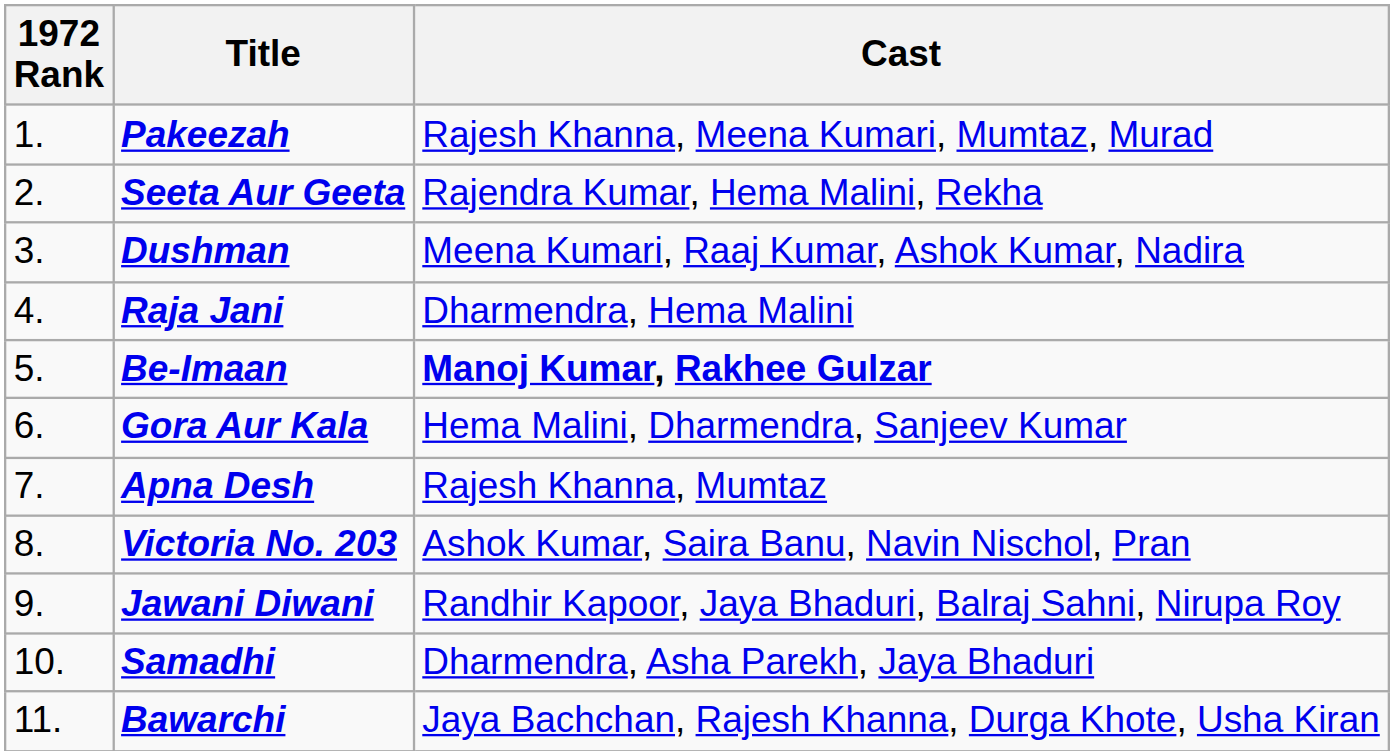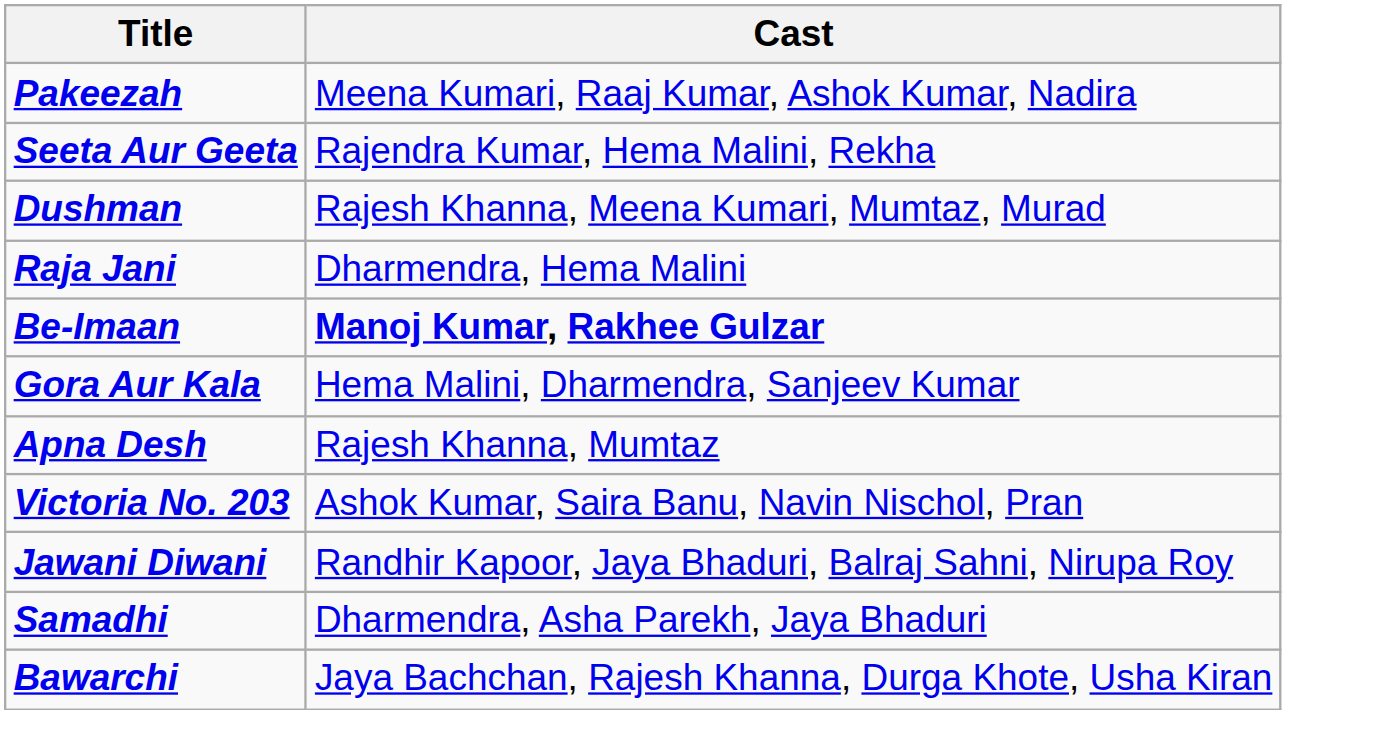- column: (59, 54)
(818, 134) Rajesh Khanna, Meena Kumari, Mumtaz, Murad -> (726, 92) Meena Kumari, Raaj Kumar, Ashok Kumar, Nadira
(833, 251) Meena Kumari, Raaj Kumar, Ashok Kumar, Nadira -> (710, 209) Rajesh Khanna, Meena Kumari, Mumtaz, Murad
